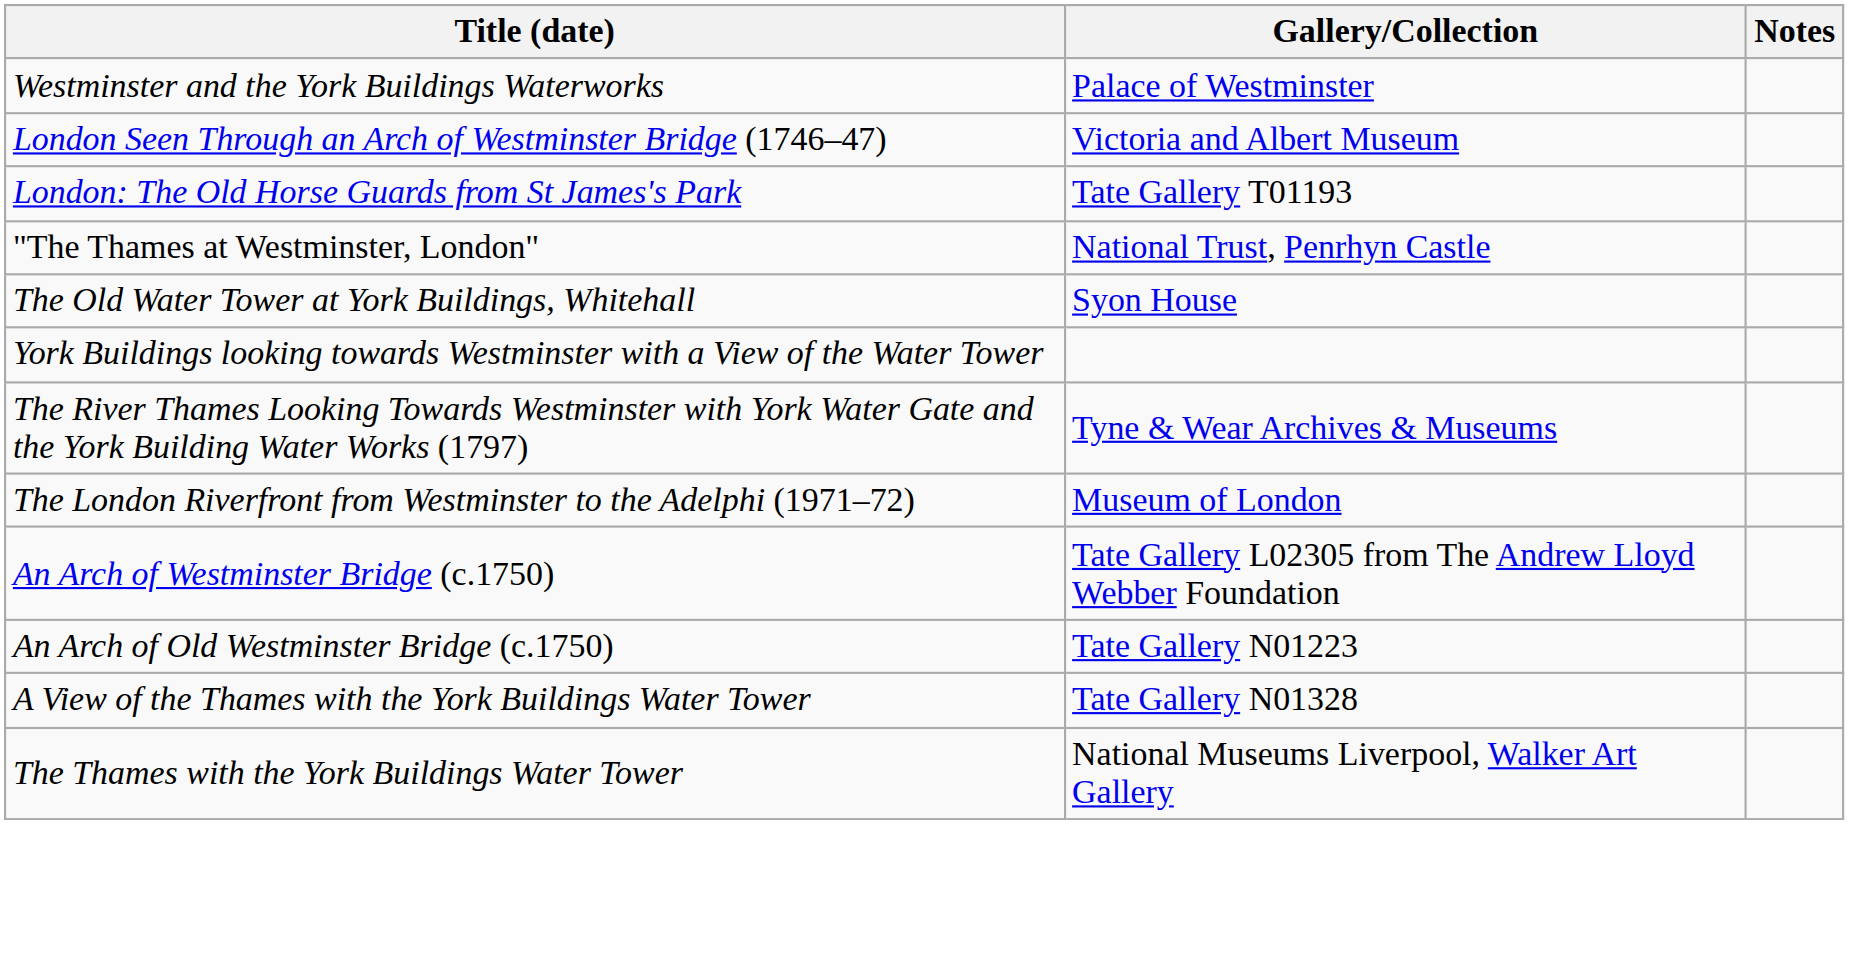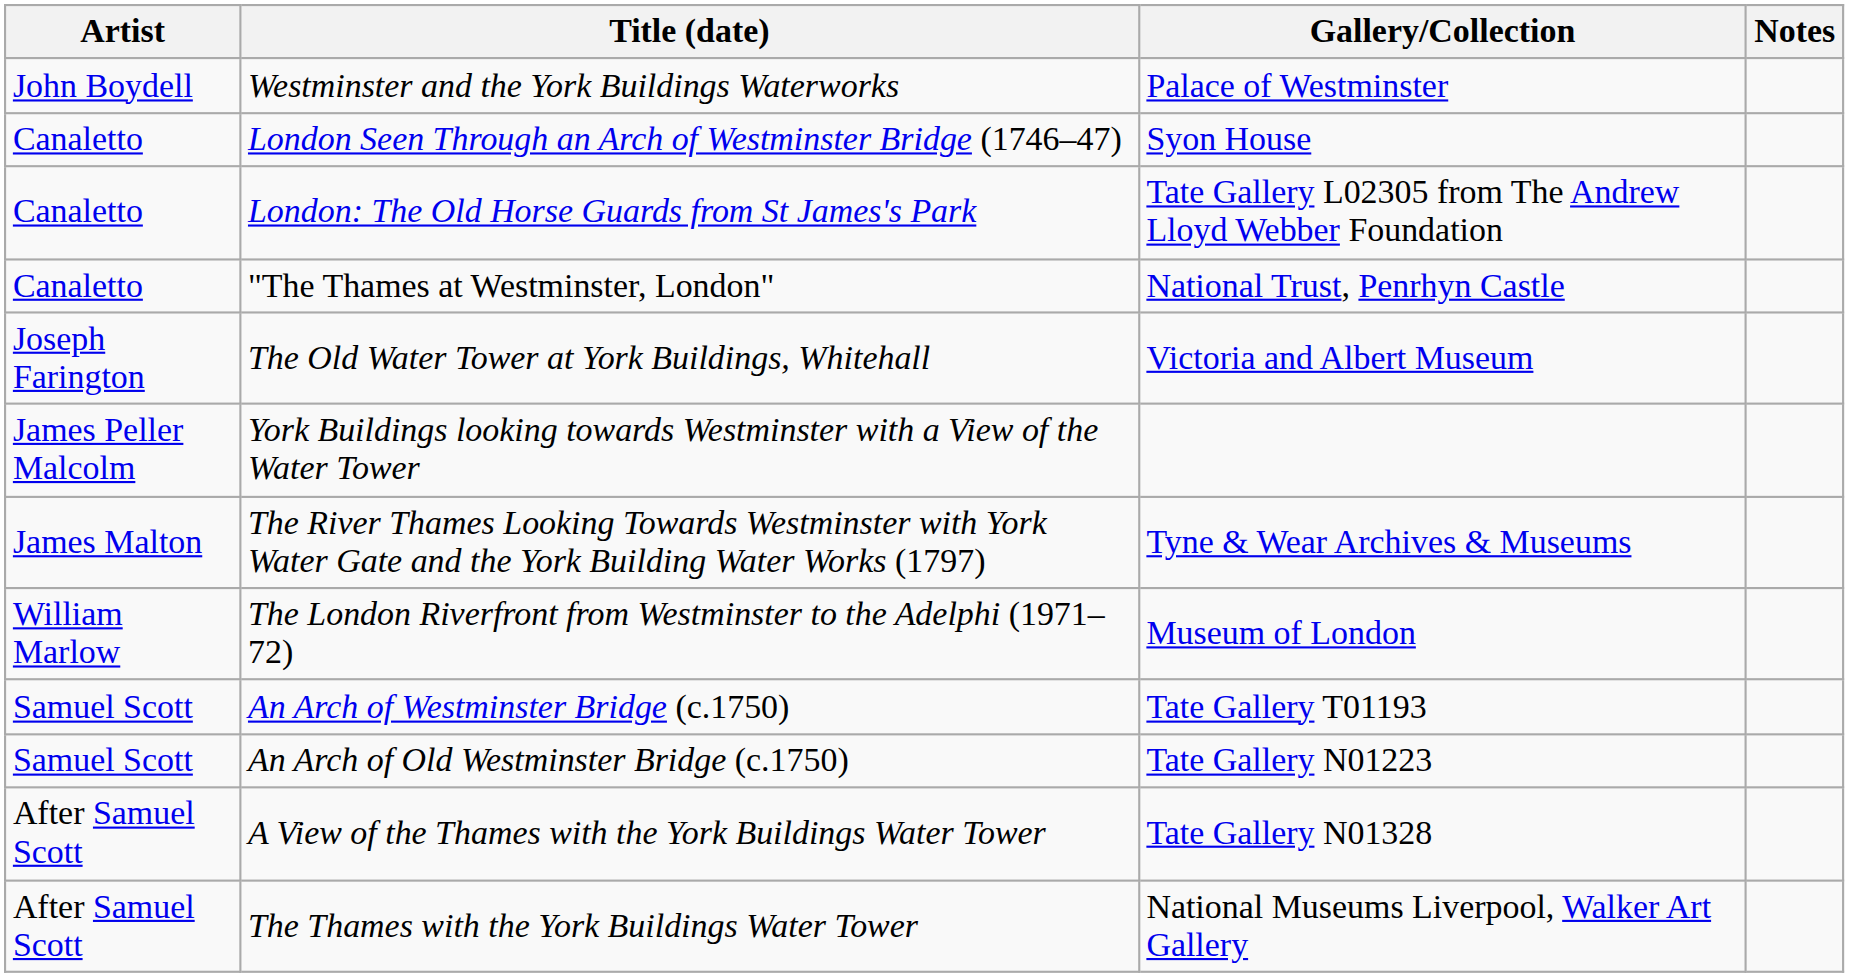+ column: (123, 31)
(1266, 138) Victoria and Albert Museum -> (1229, 138) Syon House
(1212, 192) Tate Gallery T01193 -> (1413, 211) Tate Gallery L02305 from The Andrew Lloyd Webber Foundation
(1155, 300) Syon House -> (1340, 357) Victoria and Albert Museum
(1383, 572) Tate Gallery L02305 from The Andrew Lloyd Webber Foundation -> (1286, 706) Tate Gallery T01193
